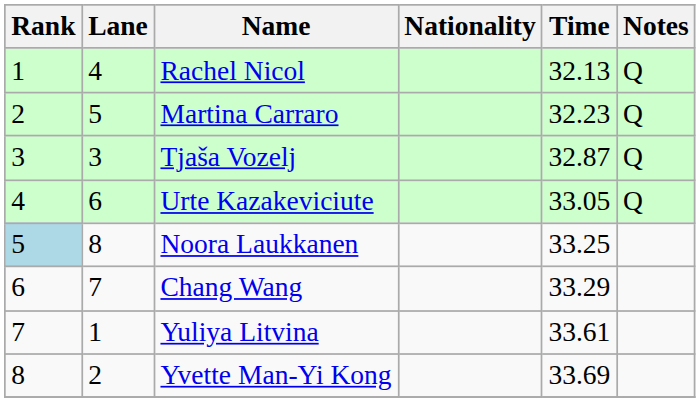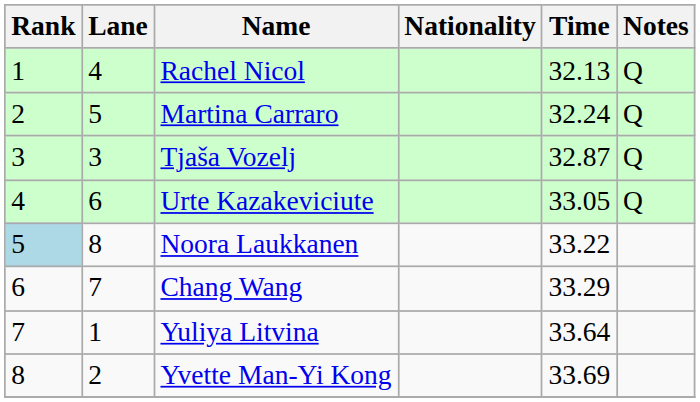(579, 113) 32.23 -> (579, 113) 32.24
(579, 244) 33.25 -> (579, 244) 33.22
(579, 331) 33.61 -> (579, 331) 33.64
